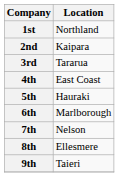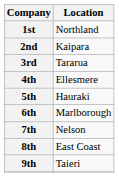(78, 79) East Coast -> (77, 79) Ellesmere
(77, 146) Ellesmere -> (78, 146) East Coast
